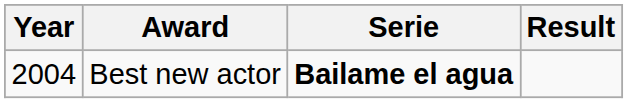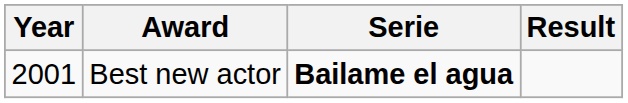(44, 73) 2004 -> (44, 73) 2001
